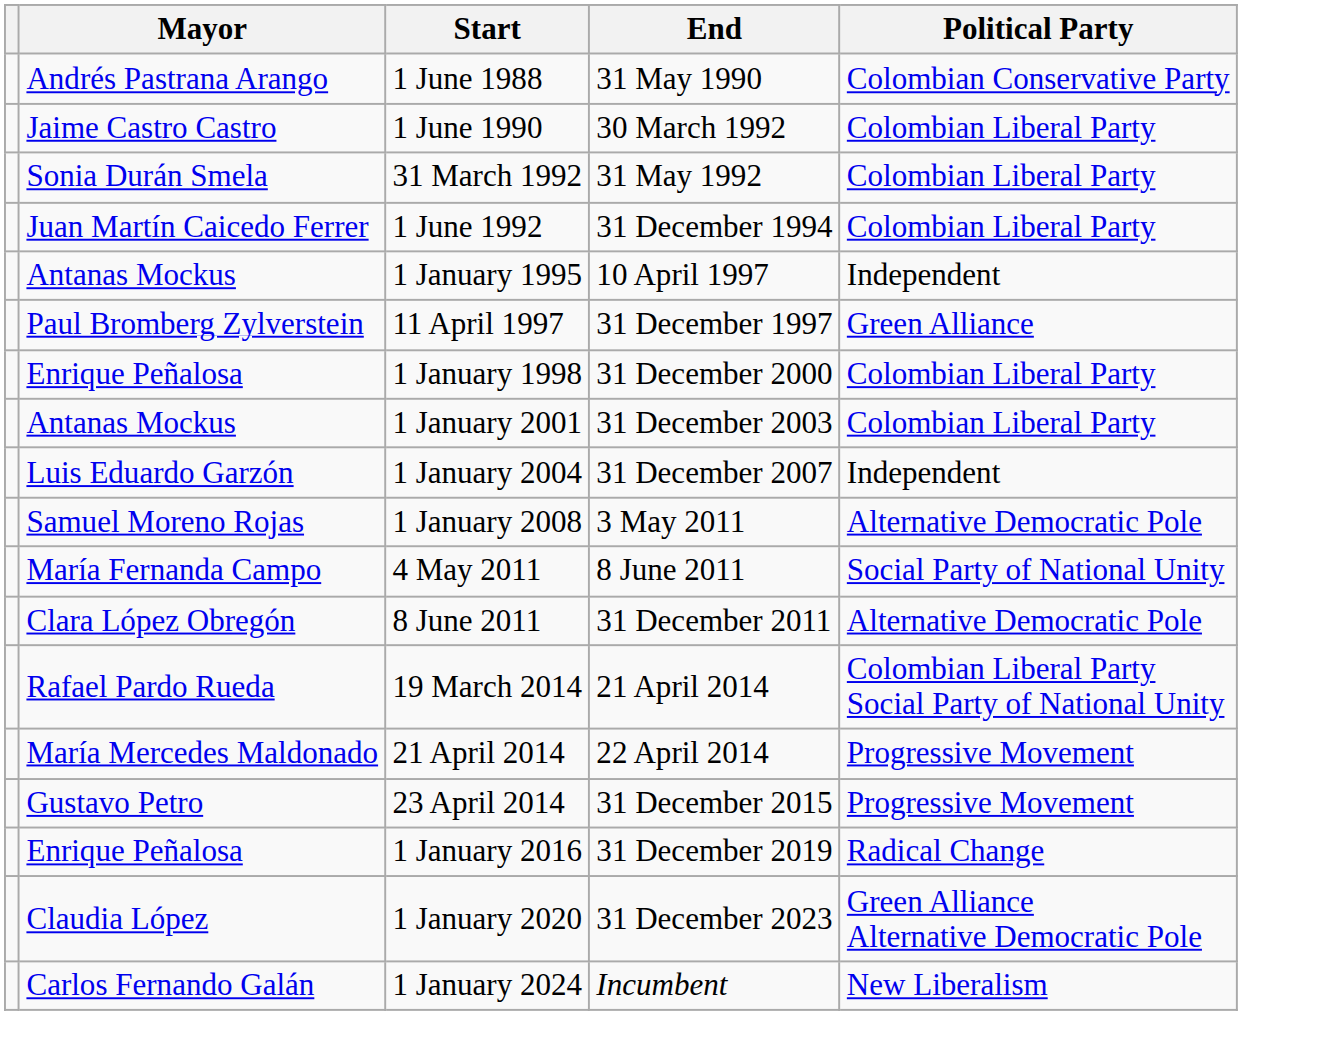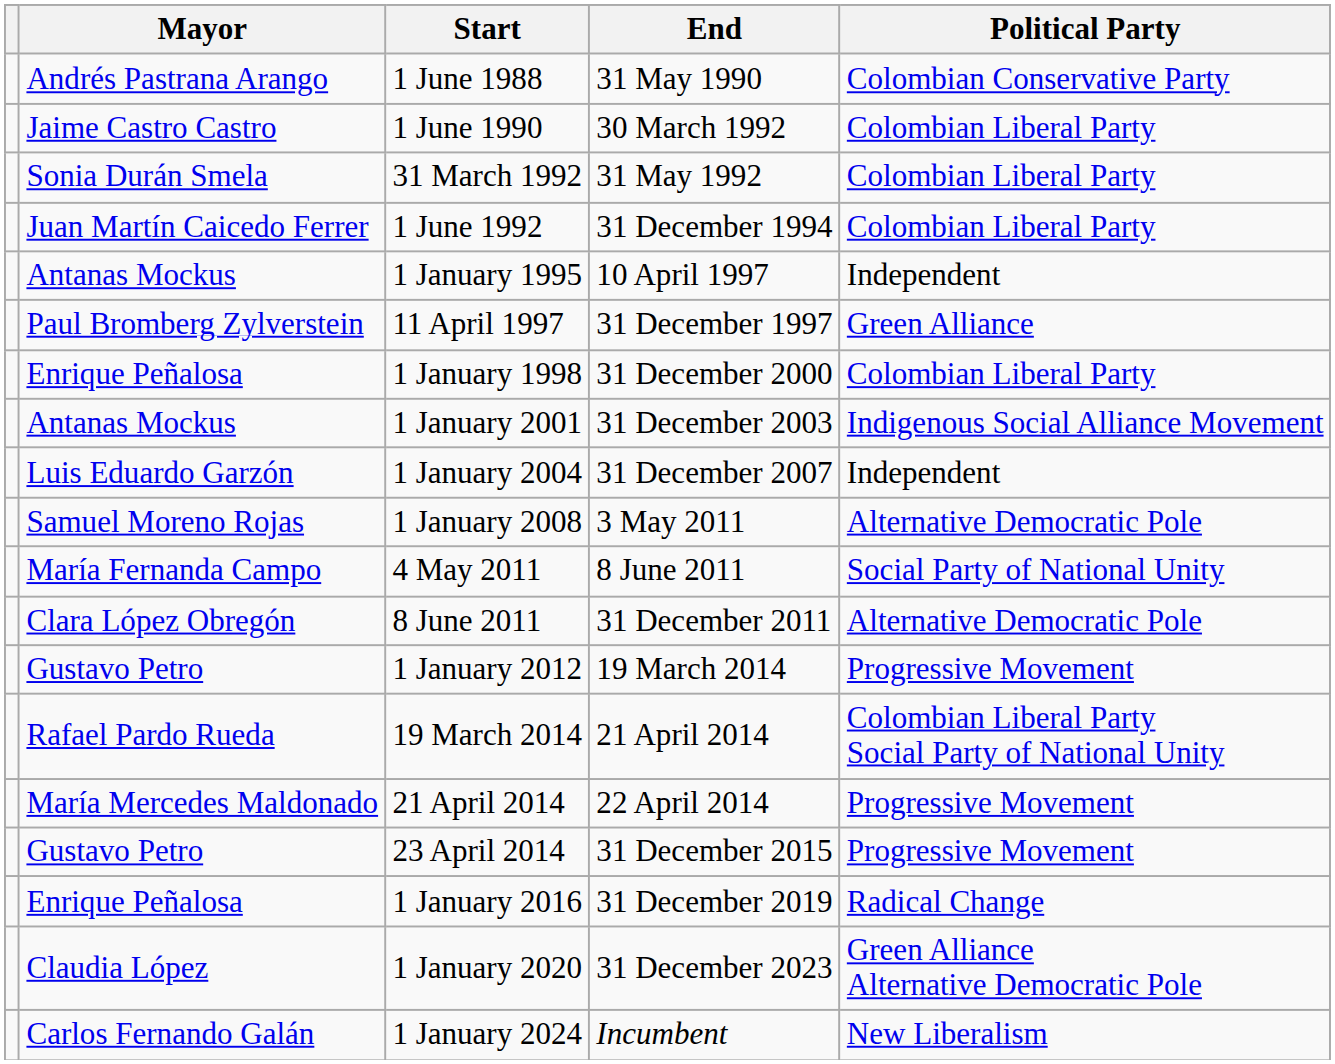(1001, 422) Colombian Liberal Party -> (1085, 422) Indigenous Social Alliance Movement
+ row: (487, 669)
